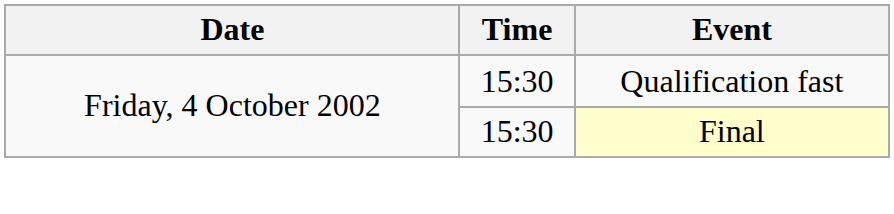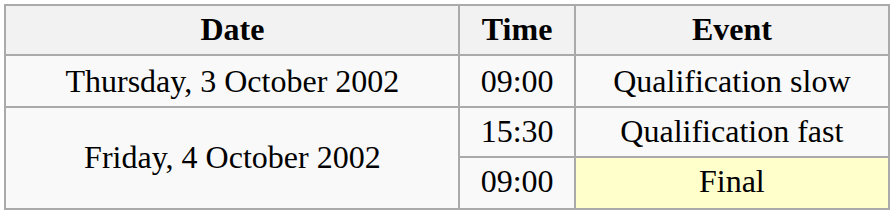+ row: (732, 80)
(517, 131) 15:30 -> (517, 182) 09:00
